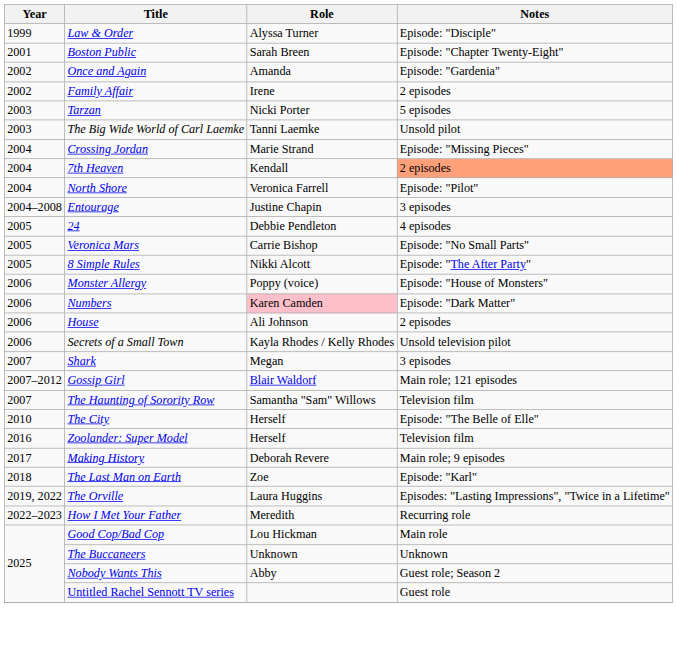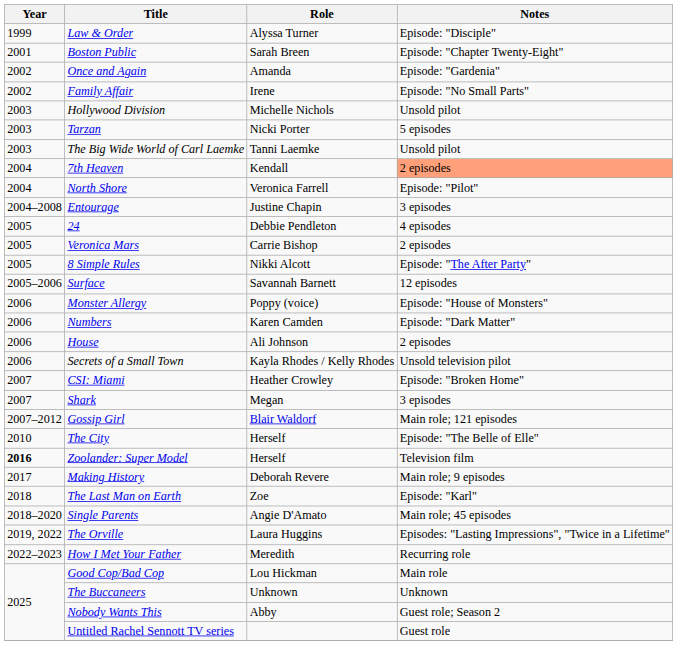(425, 91) 2 episodes -> (464, 91) Episode: "No Small Parts"
+ row: (116, 110)
- row: (108, 149)
(464, 245) Episode: "No Small Parts" -> (425, 245) 2 episodes
+ row: (86, 284)
(286, 303) pink background -> (286, 322) no background
+ row: (96, 380)
- row: (141, 399)
(19, 438) normal -> (19, 457) bold
+ row: (103, 515)
